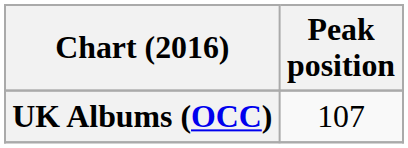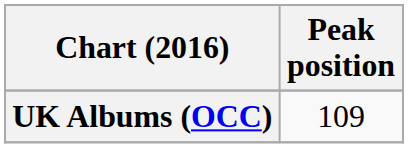(341, 116) 107 -> (341, 116) 109
